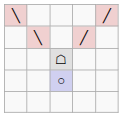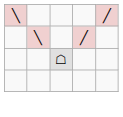- row: (38, 81)
